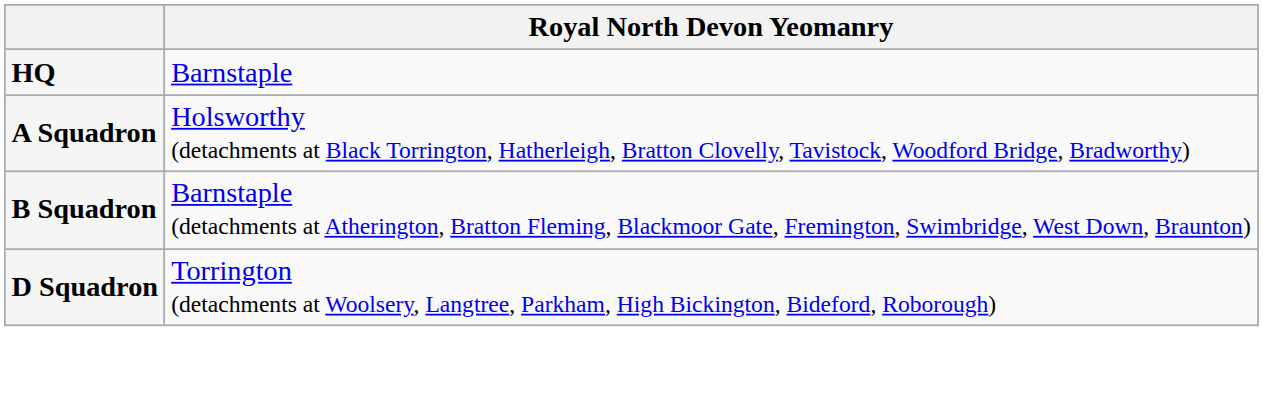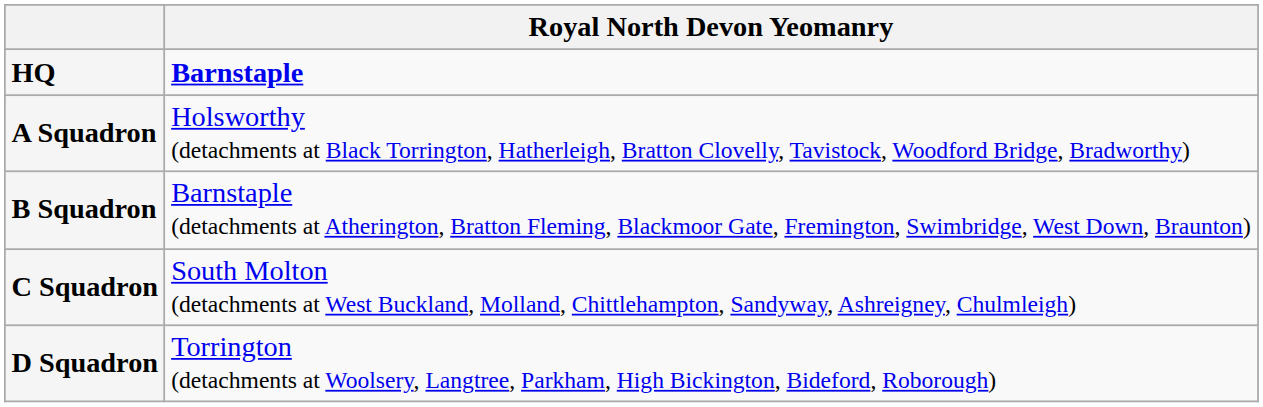(232, 71) normal -> (237, 71) bold
+ row: (85, 286)
